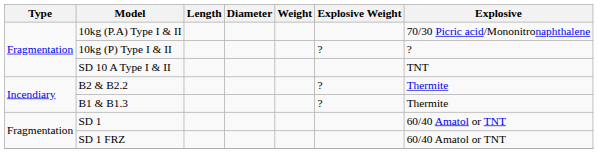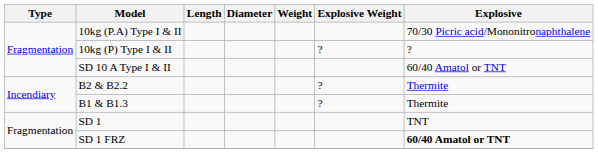(418, 67) TNT -> (456, 67) 60/40 Amatol or TNT
(456, 121) 60/40 Amatol or TNT -> (418, 121) TNT
(456, 139) normal -> (458, 139) bold
